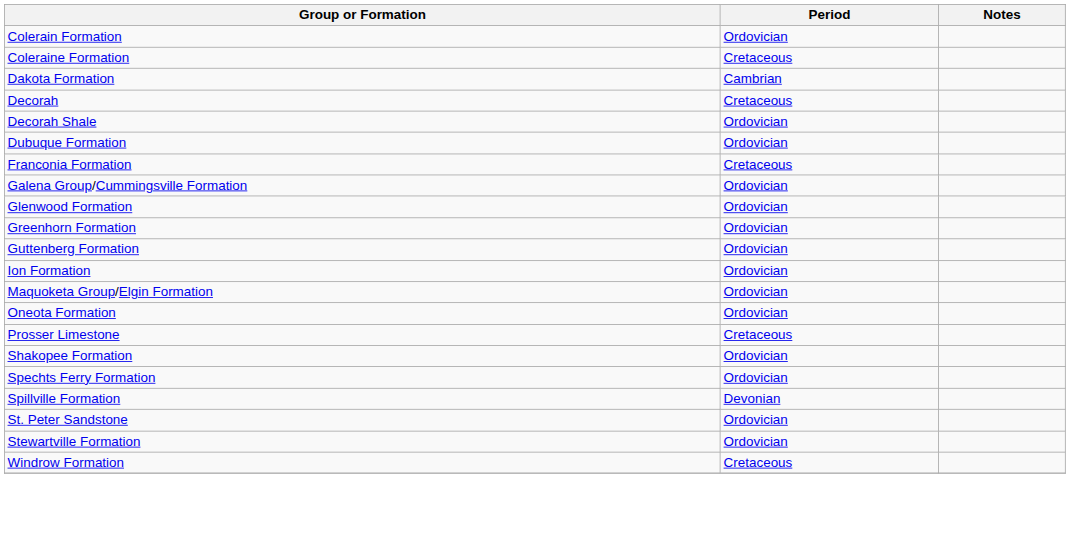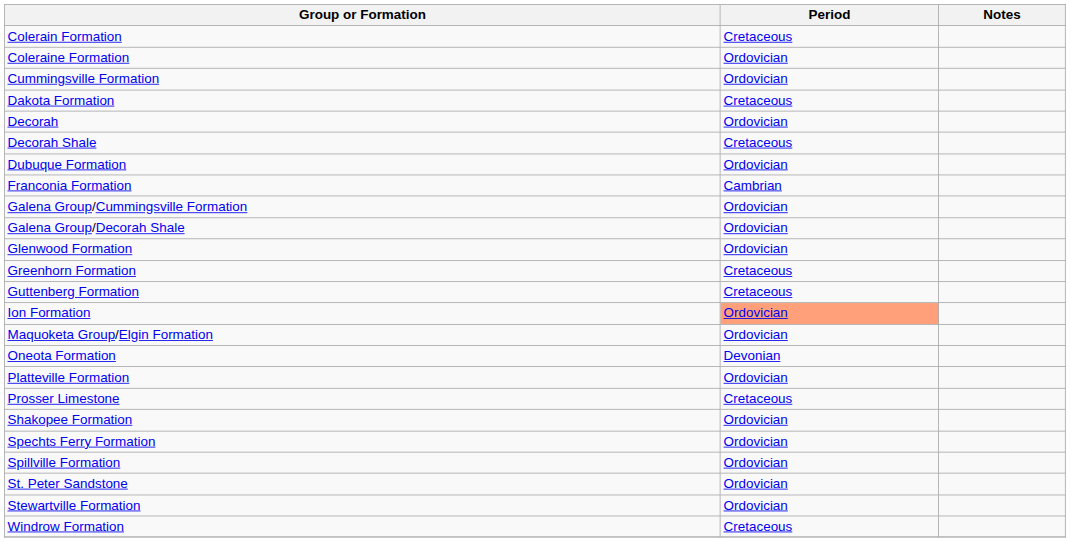(756, 36) Ordovician -> (758, 36) Cretaceous
(758, 57) Cretaceous -> (756, 57) Ordovician
+ row: (83, 79)
(753, 79) Cambrian -> (758, 100) Cretaceous
(758, 100) Cretaceous -> (756, 121) Ordovician
(756, 121) Ordovician -> (758, 143) Cretaceous
(758, 164) Cretaceous -> (753, 185) Cambrian
+ row: (96, 228)
(756, 228) Ordovician -> (758, 270) Cretaceous
(756, 249) Ordovician -> (758, 292) Cretaceous
(756, 270) no background -> (756, 313) lightsalmon background
(756, 313) Ordovician -> (752, 356) Devonian
+ row: (68, 377)
(752, 398) Devonian -> (756, 462) Ordovician
